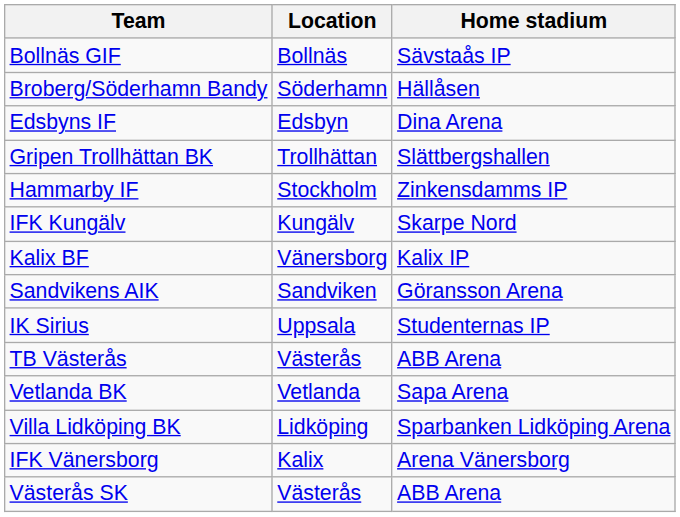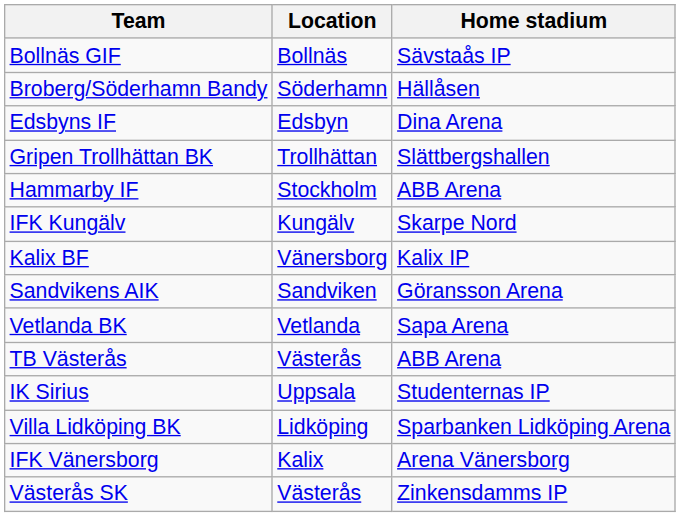(482, 190) Zinkensdamms IP -> (449, 190) ABB Arena
rows swapped: (49, 325) <-> (68, 392)
(449, 493) ABB Arena -> (482, 493) Zinkensdamms IP
